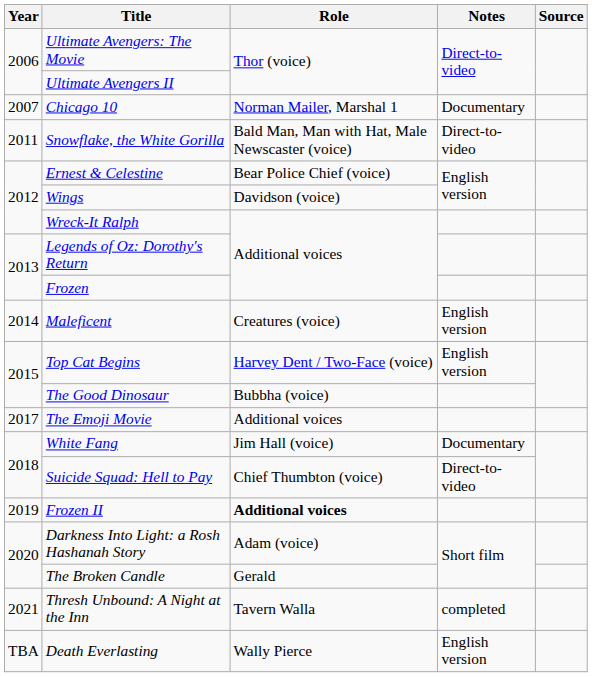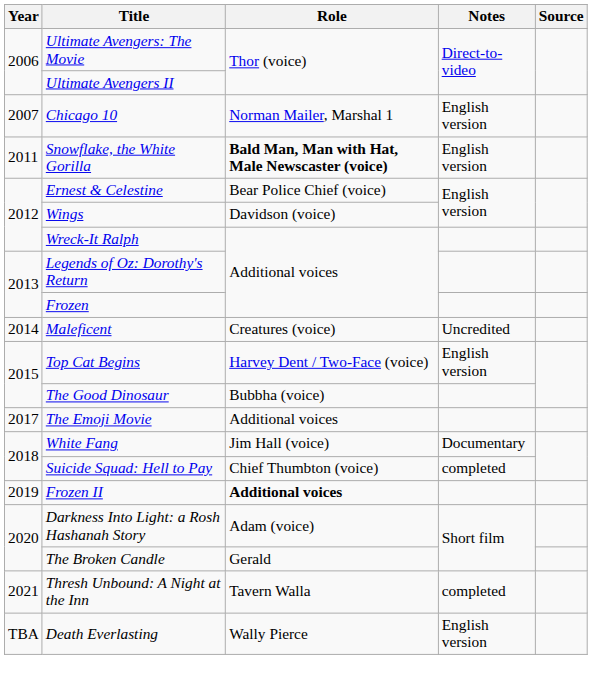(483, 107) Documentary -> (465, 115) English version
(330, 140) normal -> (314, 157) bold
(472, 140) Direct-to-video -> (465, 157) English version
(465, 320) English version -> (476, 329) Uncredited
(472, 477) Direct-to-video -> (474, 468) completed
